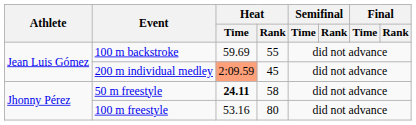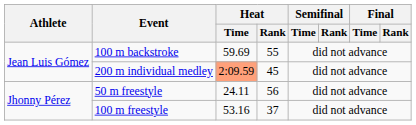(236, 91) bold -> (236, 91) normal
(273, 91) 58 -> (273, 91) 56
(273, 110) 80 -> (273, 110) 37
